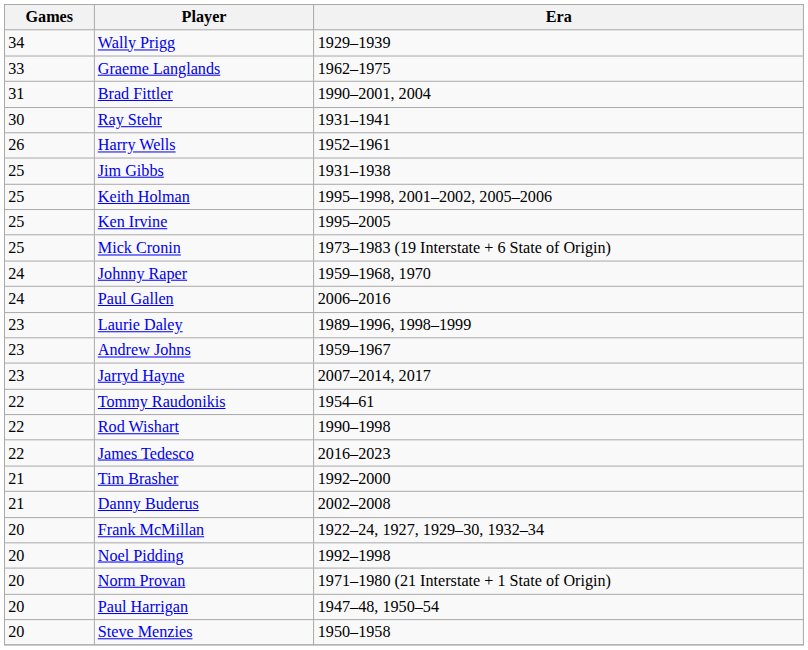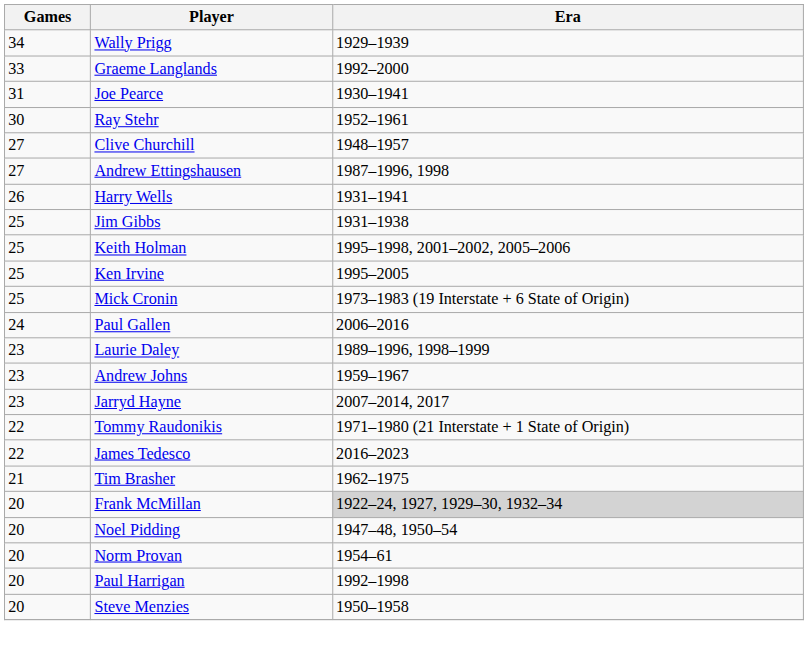(354, 68) 1962–1975 -> (372, 68) 1992–2000
+ row: (129, 94)
- row: (135, 94)
(354, 119) 1931–1941 -> (372, 119) 1952–1961
+ row: (144, 145)
+ row: (168, 171)
(354, 145) 1952–1961 -> (372, 196) 1931–1941
- row: (142, 273)
(346, 401) 1954–61 -> (483, 427) 1971–1980 (21 Interstate + 1 State of Origin)
- row: (138, 427)
(354, 478) 1992–2000 -> (372, 478) 1962–1975
- row: (148, 504)
(431, 529) no background -> (449, 504) lightgrey background
(354, 555) 1992–1998 -> (397, 529) 1947–48, 1950–54
(464, 581) 1971–1980 (21 Interstate + 1 State of Origin) -> (364, 555) 1954–61
(378, 606) 1947–48, 1950–54 -> (372, 581) 1992–1998
